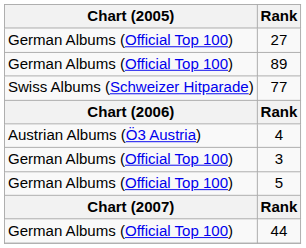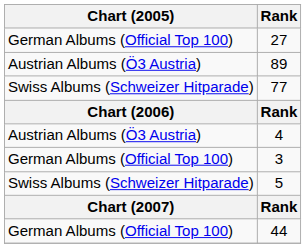(121, 64) German Albums (Official Top 100) -> (104, 64) Austrian Albums (Ö3 Austria)
(121, 183) German Albums (Official Top 100) -> (131, 183) Swiss Albums (Schweizer Hitparade)
